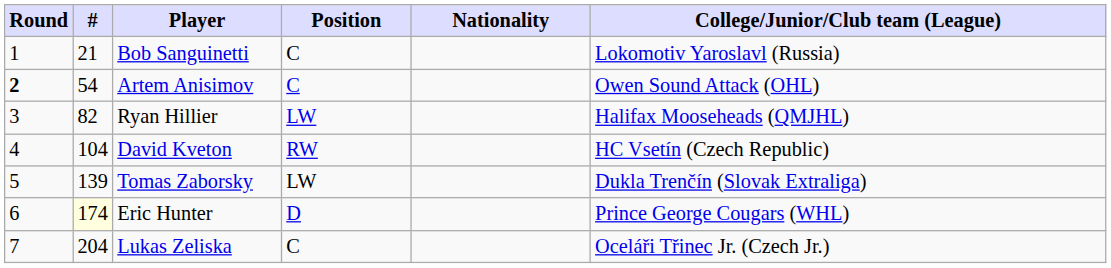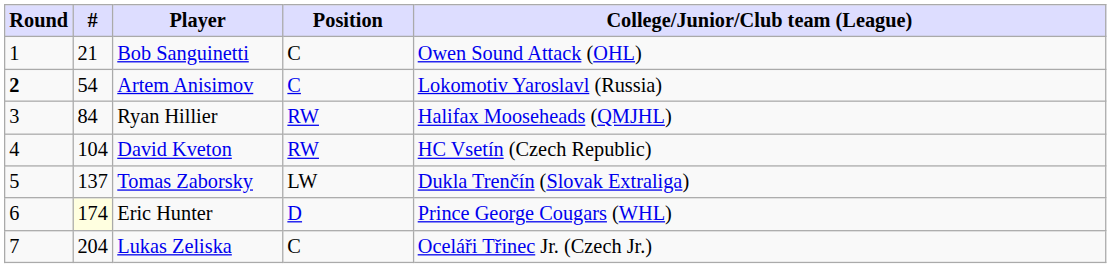- column: (501, 20)
(717, 52) Lokomotiv Yaroslavl (Russia) -> (530, 52) Owen Sound Attack (OHL)
(707, 85) Owen Sound Attack (OHL) -> (540, 85) Lokomotiv Yaroslavl (Russia)
(88, 117) 82 -> (88, 117) 84
(301, 117) LW -> (303, 117) RW
(93, 181) 139 -> (93, 181) 137
